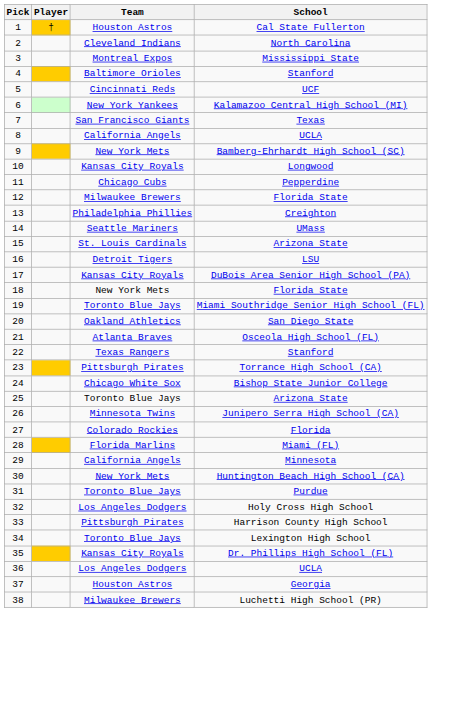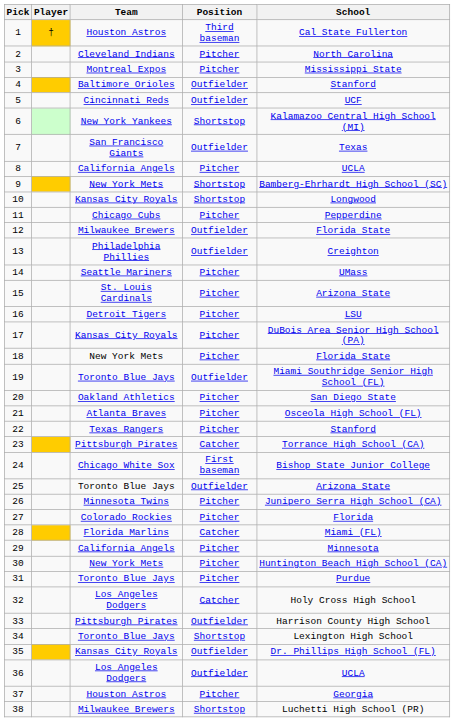+ column: (219, 12)
